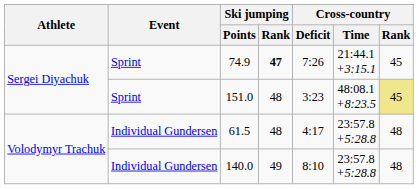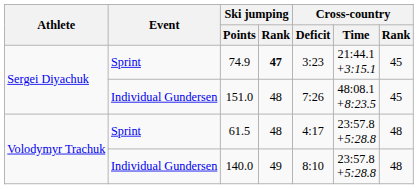(313, 62) 7:26 -> (313, 62) 3:23
(126, 97) Sprint -> (164, 97) Individual Gundersen
(313, 97) 3:23 -> (313, 97) 7:26
(396, 97) khaki background -> (396, 97) no background
(164, 131) Individual Gundersen -> (126, 131) Sprint
